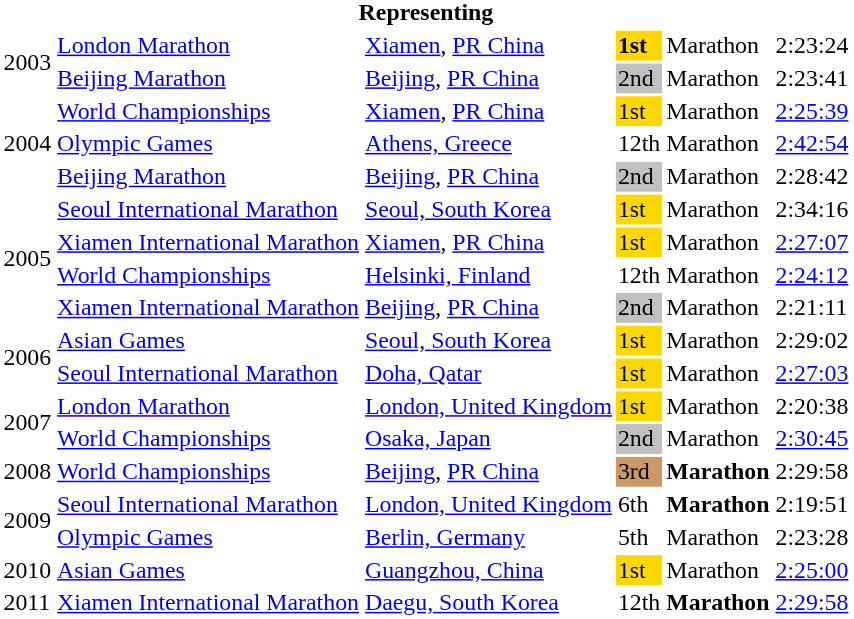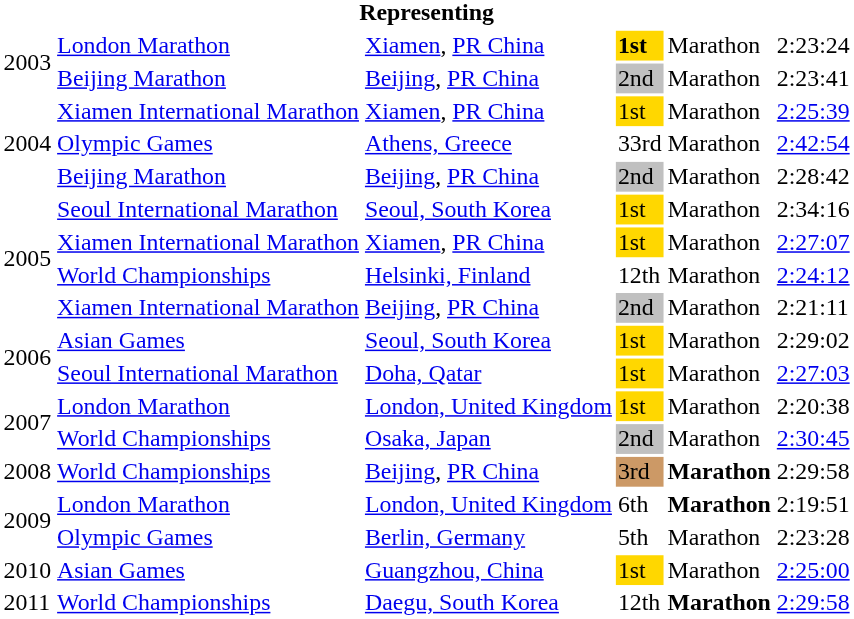(164, 110) World Championships -> (208, 110) Xiamen International Marathon
(639, 143) 12th -> (640, 143) 33rd
(197, 504) Seoul International Marathon -> (144, 504) London Marathon
(208, 602) Xiamen International Marathon -> (164, 602) World Championships
